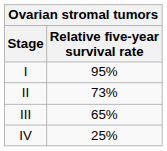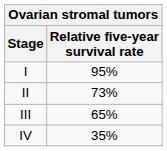(104, 135) 25% -> (104, 135) 35%
